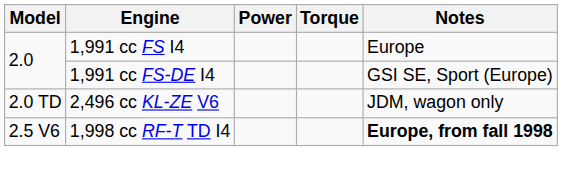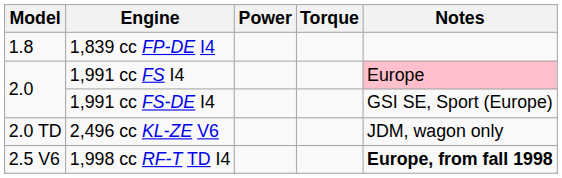+ row: (142, 46)
(396, 46) no background -> (396, 74) pink background
